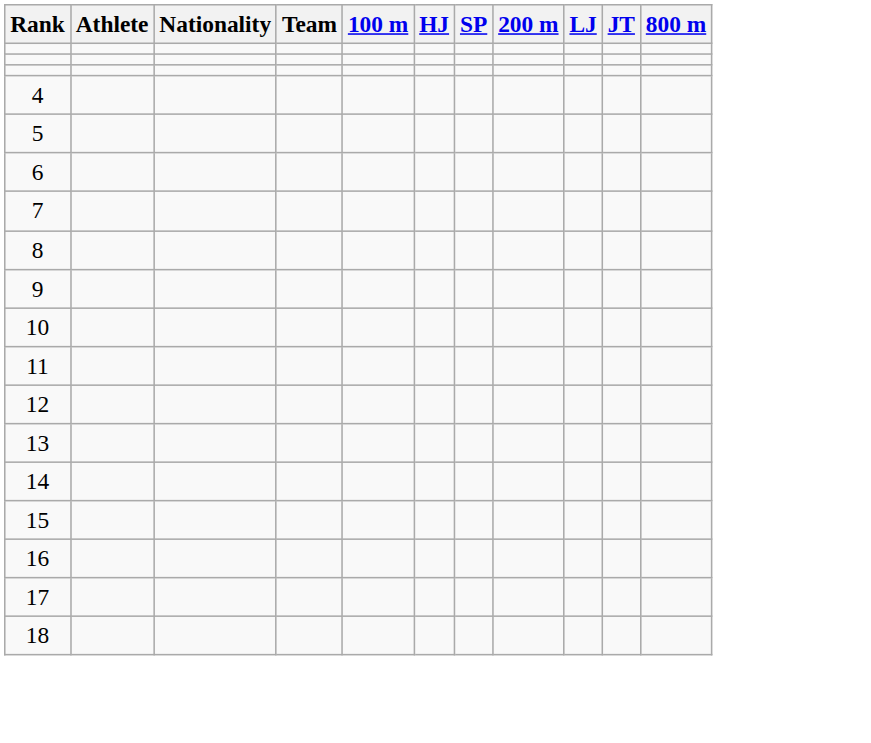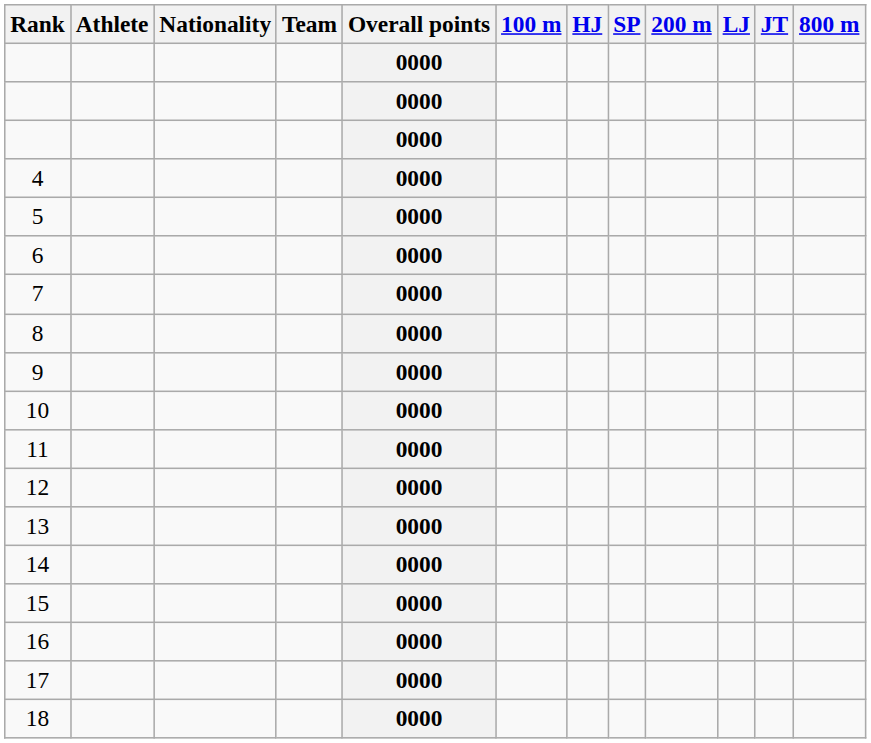+ column: (419, 23)
